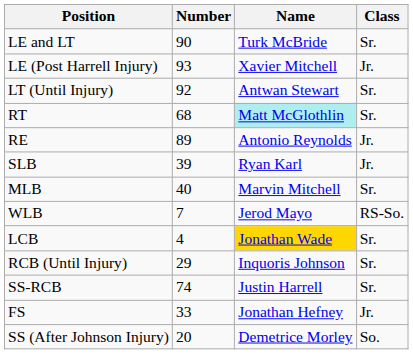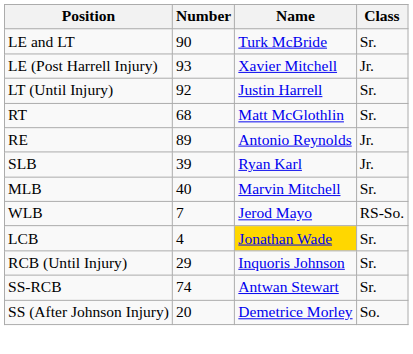(289, 90) Antwan Stewart -> (280, 90) Justin Harrell
(291, 115) paleturquoise background -> (291, 115) no background
(280, 287) Justin Harrell -> (289, 287) Antwan Stewart
- row: (17, 312)
